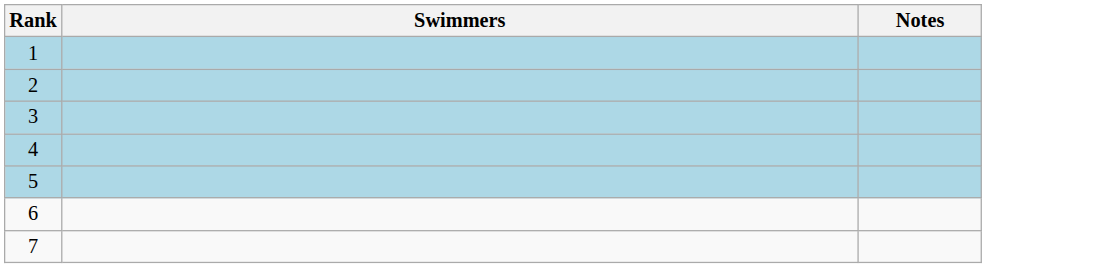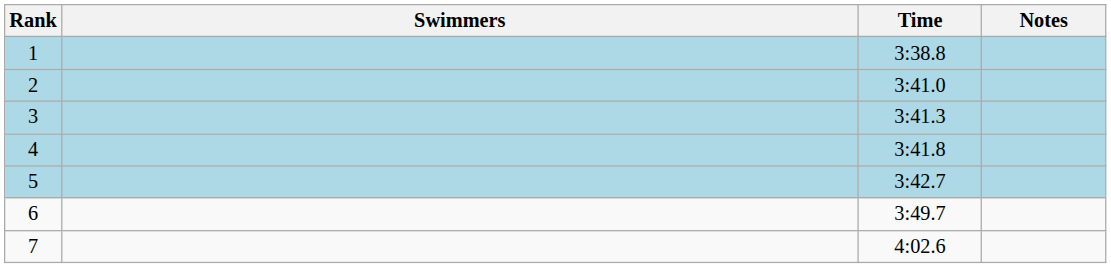+ column: (920, 20)
